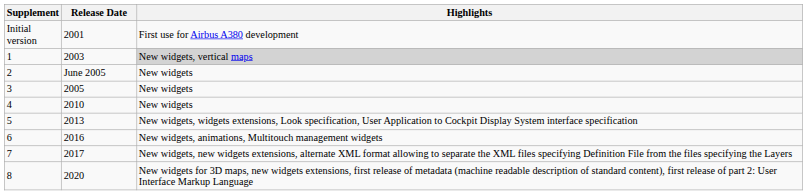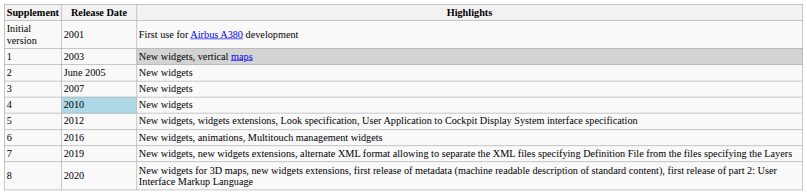(74, 89) 2005 -> (74, 89) 2007
(74, 105) no background -> (74, 105) lightblue background
(74, 121) 2013 -> (74, 121) 2012
(74, 154) 2017 -> (74, 154) 2019
